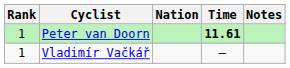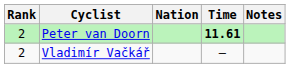(22, 34) 1 -> (22, 34) 2
(22, 53) 1 -> (22, 53) 2
